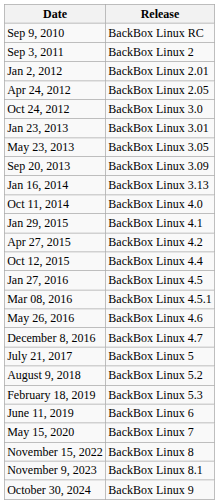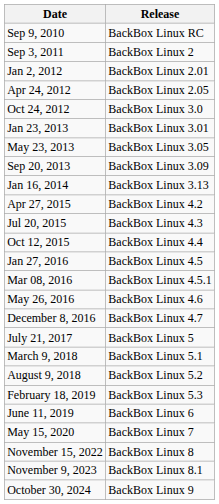- row: (38, 204)
- row: (38, 223)
+ row: (37, 223)
+ row: (42, 356)
